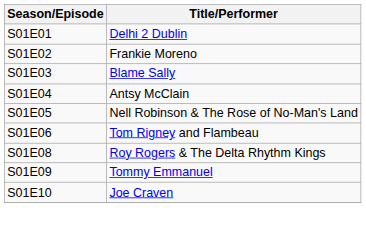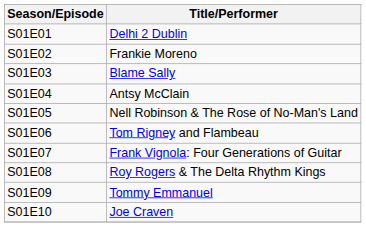+ row: (29, 152)
